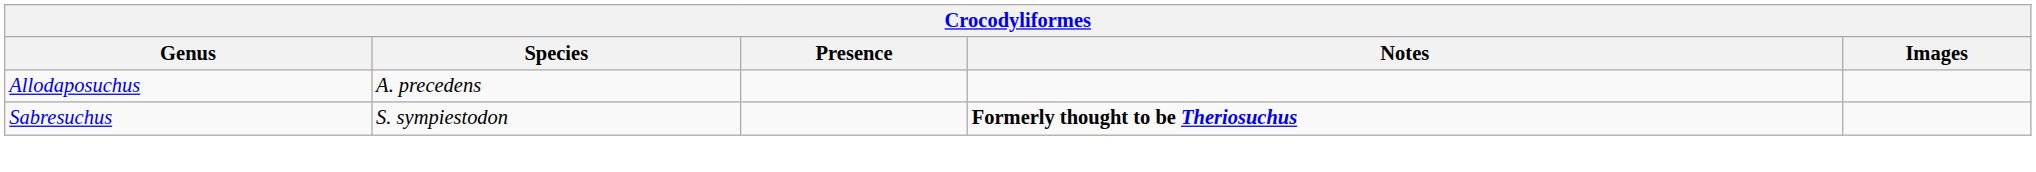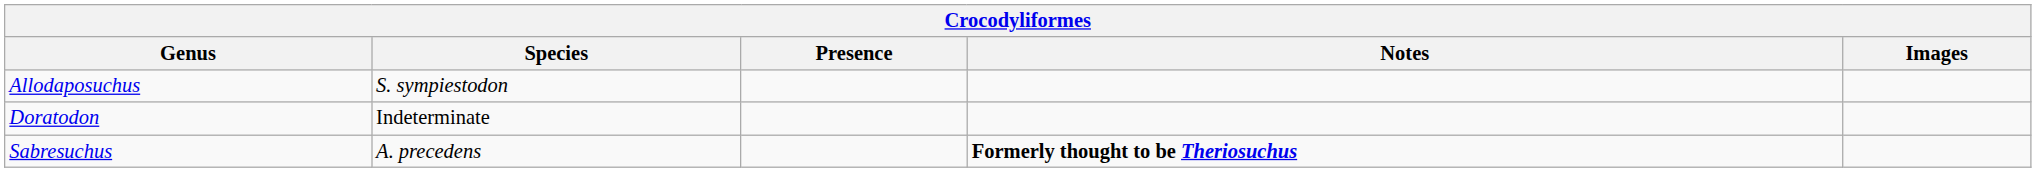(429, 85) A. precedens -> (442, 85) S. sympiestodon
+ row: (54, 118)
(442, 118) S. sympiestodon -> (429, 150) A. precedens
